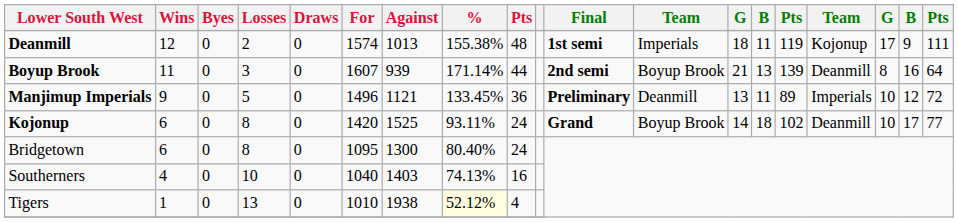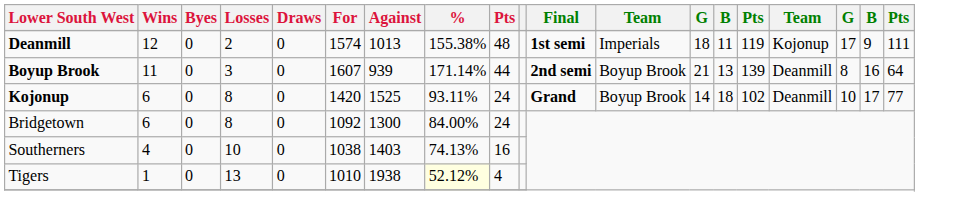- row: (80, 96)
(362, 149) 1095 -> (345, 123) 1092
(471, 149) 80.40% -> (454, 123) 84.00%
(362, 176) 1040 -> (345, 149) 1038
